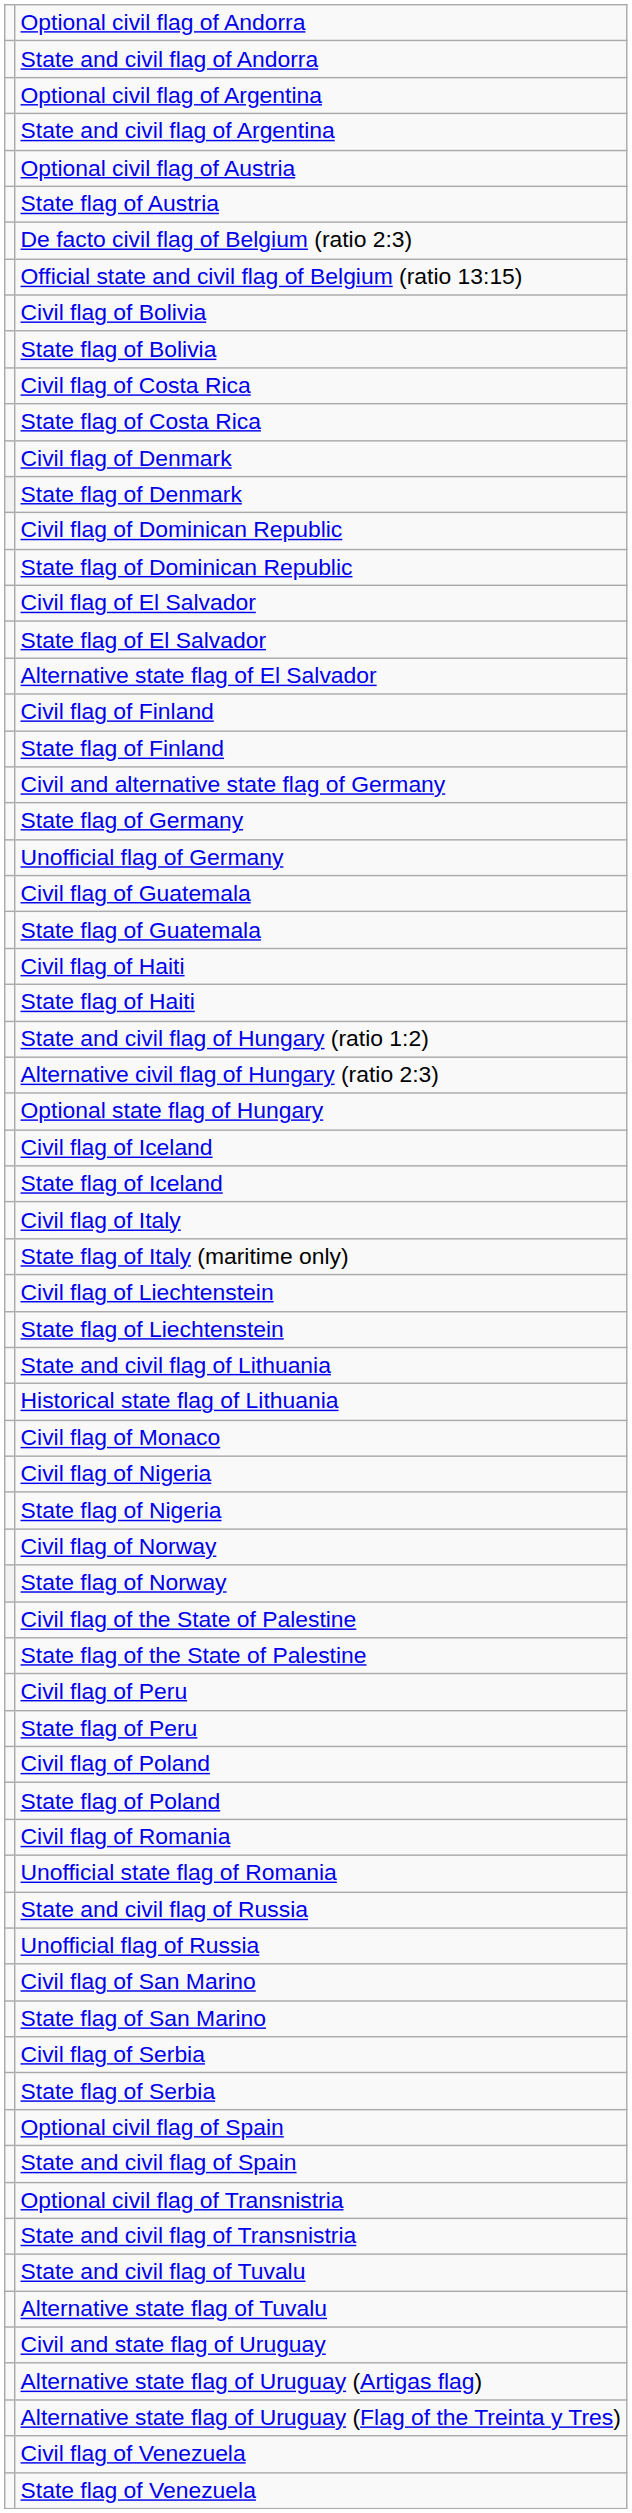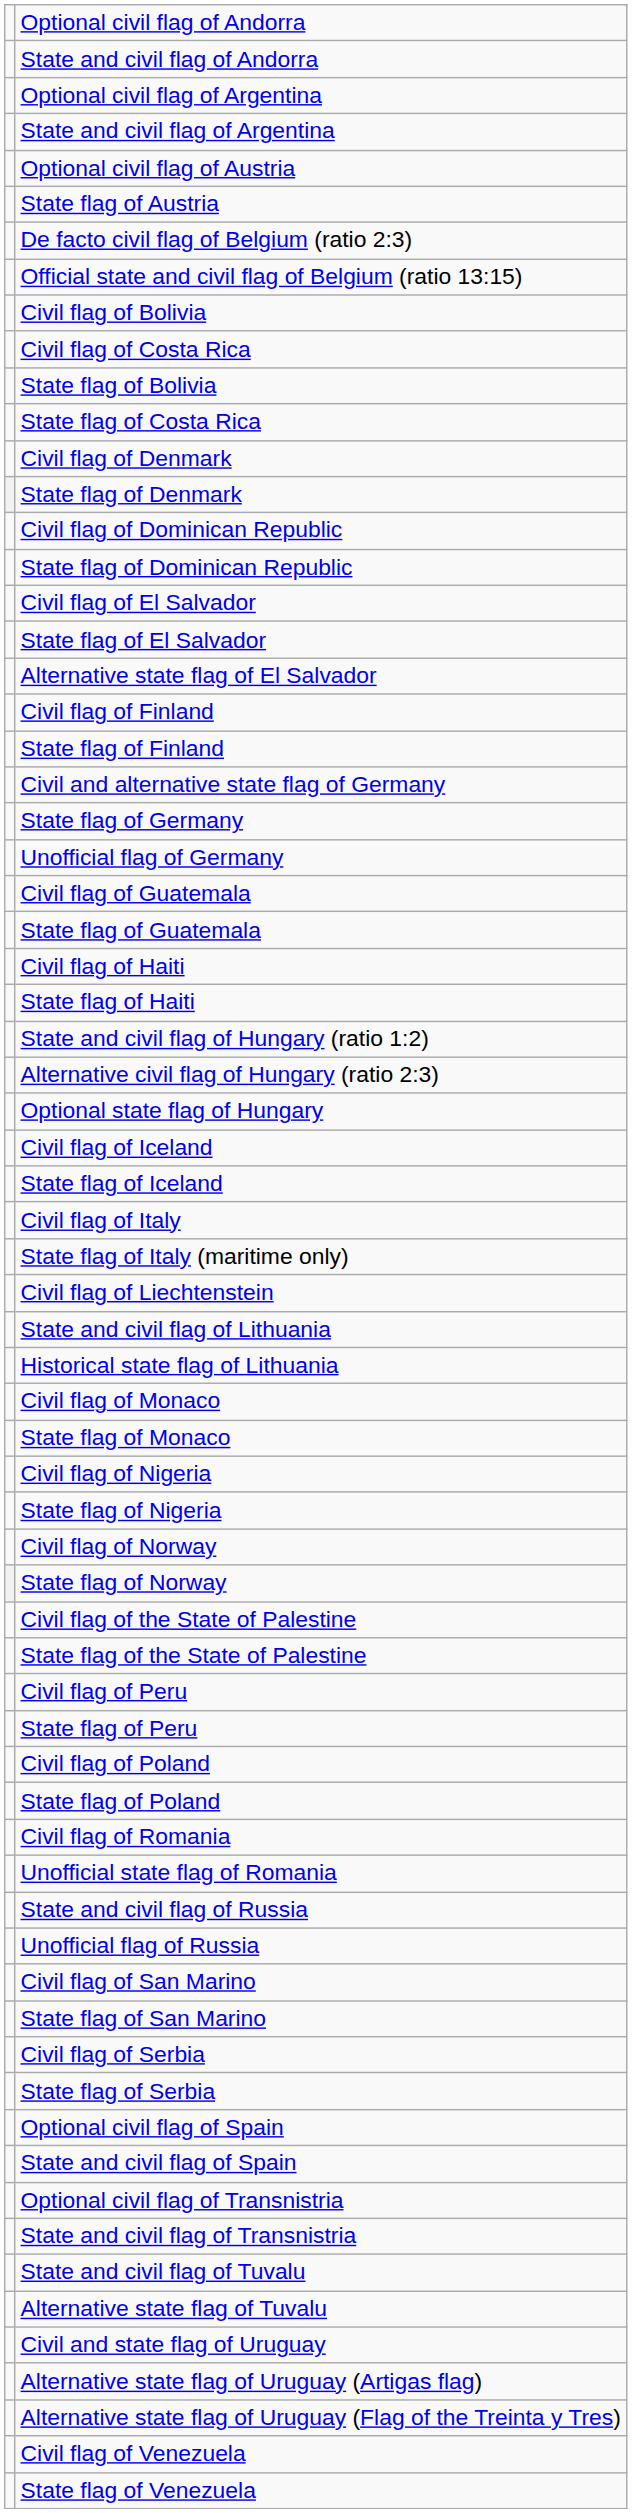rows swapped: (118, 349) <-> (136, 385)
- row: (152, 1328)
+ row: (125, 1437)
